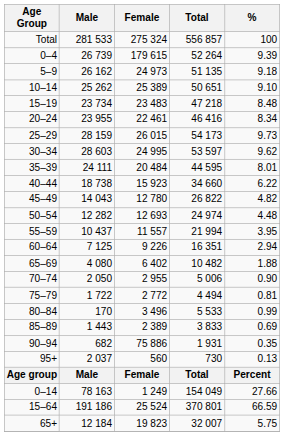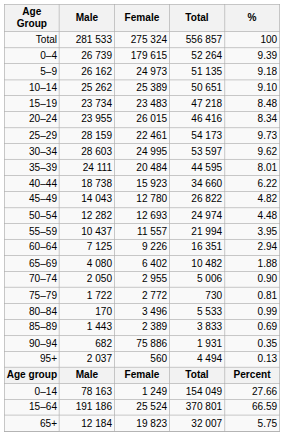(152, 119) 22 461 -> (152, 119) 26 015
(152, 135) 26 015 -> (152, 135) 22 461
(210, 295) 4 494 -> (214, 295) 730
(214, 359) 730 -> (210, 359) 4 494
